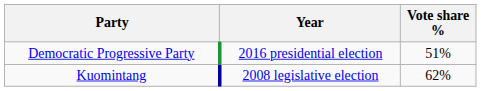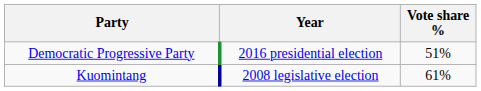(438, 75) 62% -> (438, 75) 61%
